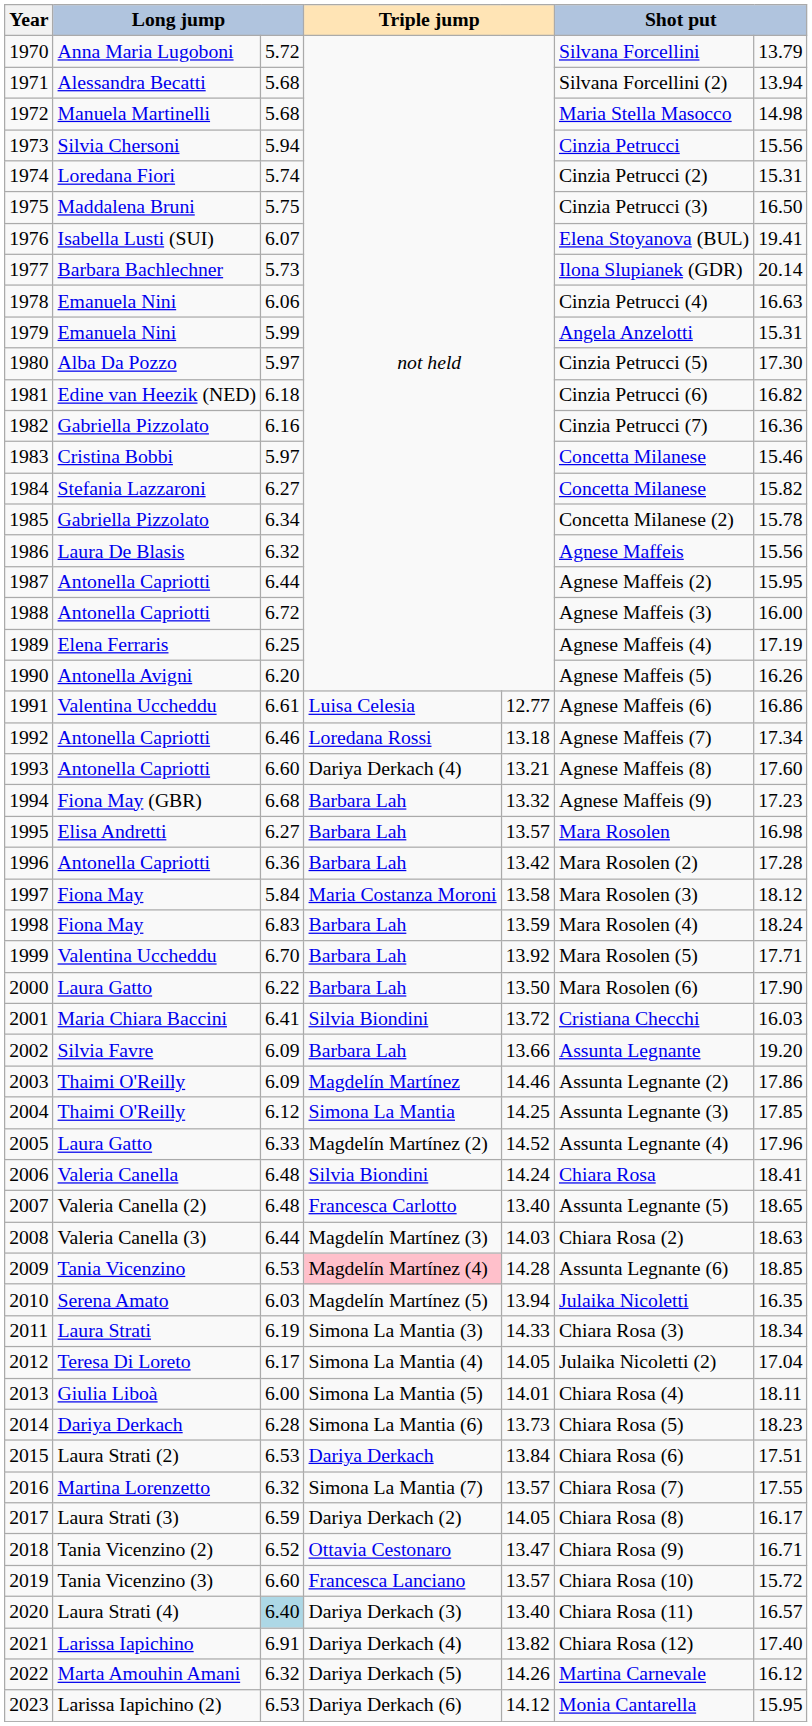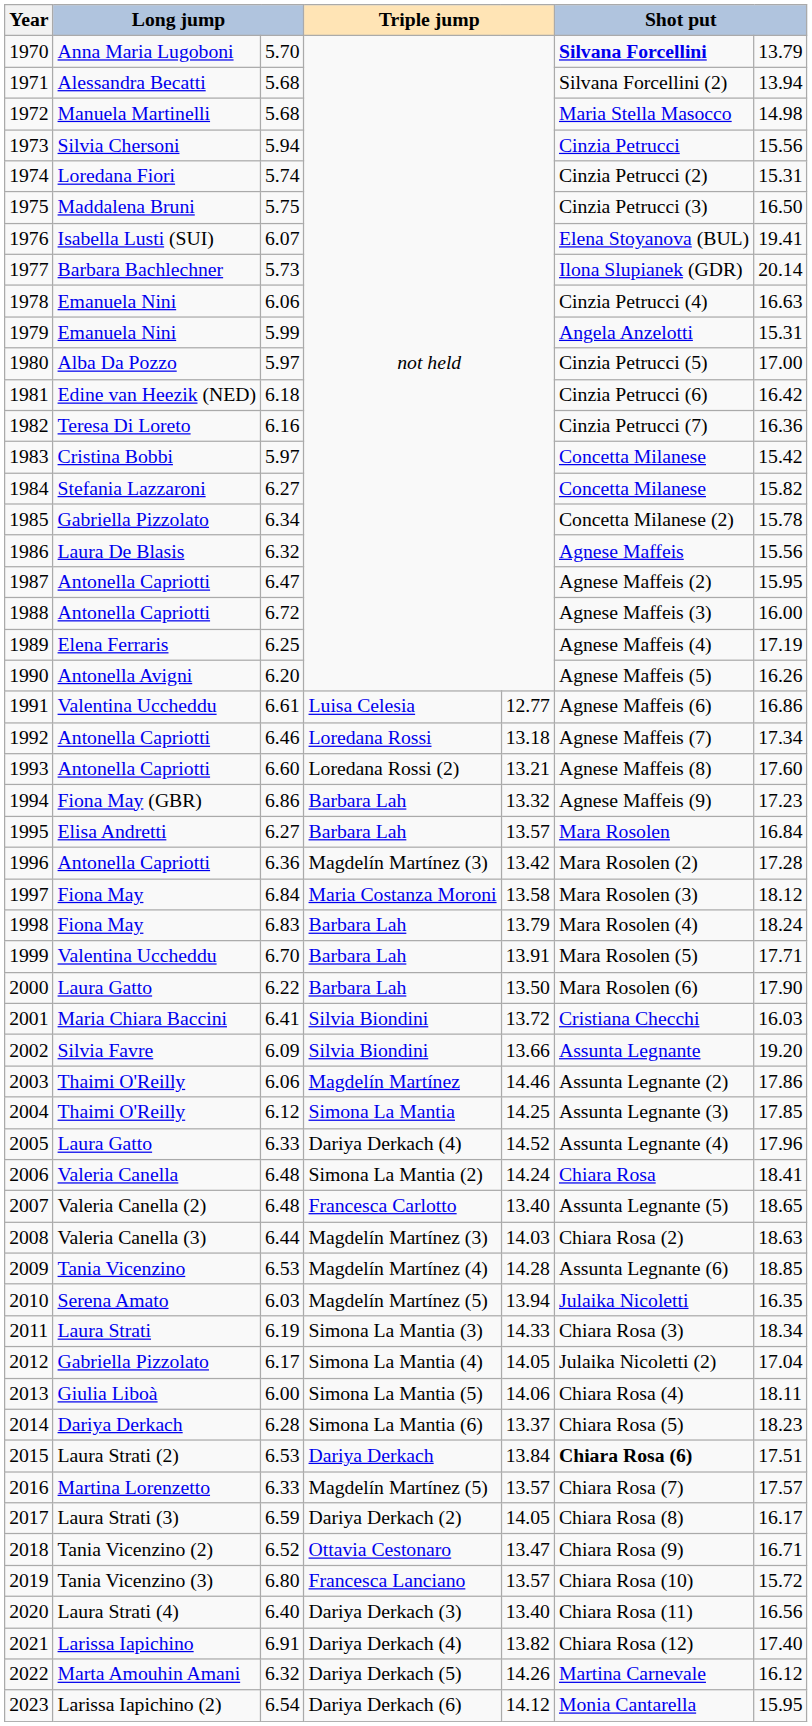(282, 51) 5.72 -> (282, 51) 5.70
(629, 51) normal -> (633, 51) bold
(780, 363) 17.30 -> (780, 363) 17.00
(780, 394) 16.82 -> (780, 394) 16.42
(133, 425) Gabriella Pizzolato -> (124, 425) Teresa Di Loreto
(780, 457) 15.46 -> (780, 457) 15.42
(282, 581) 6.44 -> (282, 581) 6.47
(385, 769) Dariya Derkach (4) -> (384, 769) Loredana Rossi (2)
(282, 800) 6.68 -> (282, 800) 6.86
(780, 831) 16.98 -> (780, 831) 16.84
(357, 862) Barbara Lah -> (398, 862) Magdelín Martínez (3)
(282, 894) 5.84 -> (282, 894) 6.84
(528, 925) 13.59 -> (528, 925) 13.79
(528, 956) 13.92 -> (528, 956) 13.91
(357, 1050) Barbara Lah -> (368, 1050) Silvia Biondini
(282, 1081) 6.09 -> (282, 1081) 6.06
(398, 1143) Magdelín Martínez (2) -> (385, 1143) Dariya Derkach (4)
(368, 1174) Silvia Biondini -> (396, 1174) Simona La Mantia (2)
(398, 1268) pink background -> (398, 1268) no background
(124, 1362) Teresa Di Loreto -> (133, 1362) Gabriella Pizzolato
(528, 1393) 14.01 -> (528, 1393) 14.06
(528, 1424) 13.73 -> (528, 1424) 13.37
(621, 1455) normal -> (626, 1455) bold
(282, 1487) 6.32 -> (282, 1487) 6.33
(396, 1487) Simona La Mantia (7) -> (398, 1487) Magdelín Martínez (5)
(780, 1487) 17.55 -> (780, 1487) 17.57
(282, 1580) 6.60 -> (282, 1580) 6.80
(282, 1611) lightblue background -> (282, 1611) no background
(780, 1611) 16.57 -> (780, 1611) 16.56
(282, 1705) 6.53 -> (282, 1705) 6.54
